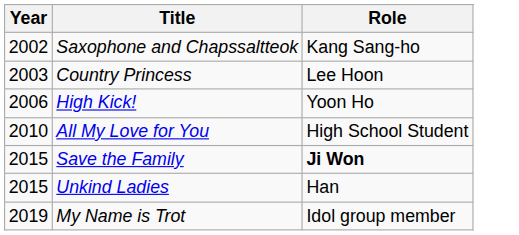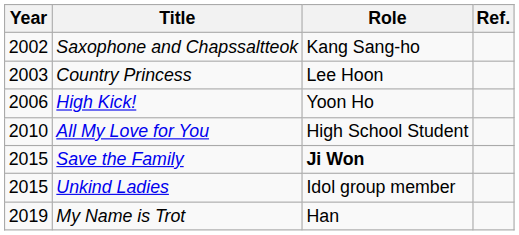+ column: (493, 18)
(323, 187) Han -> (381, 187) Idol group member
(381, 215) Idol group member -> (323, 215) Han
